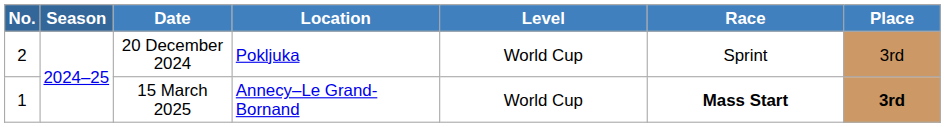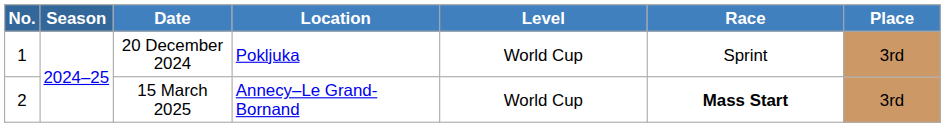(22, 54) 2 -> (22, 54) 1
(22, 100) 1 -> (22, 100) 2
(892, 100) bold -> (892, 100) normal
